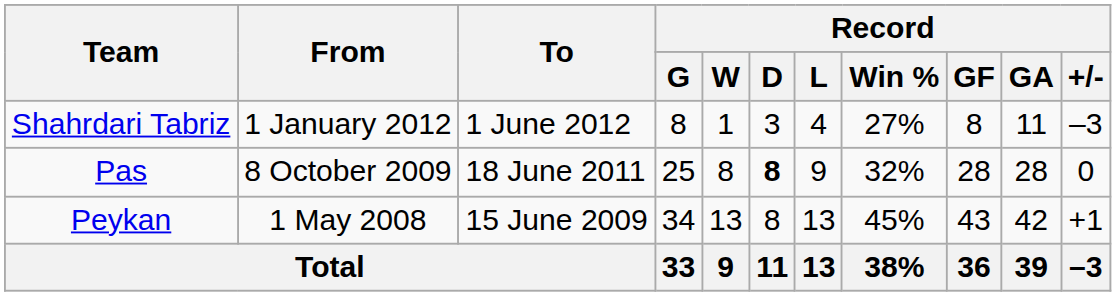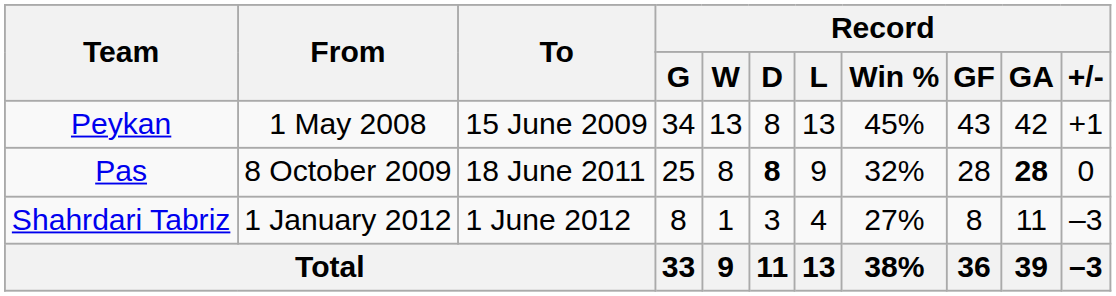rows swapped: (121, 219) <-> (121, 123)
(1031, 171) normal -> (1031, 171) bold
